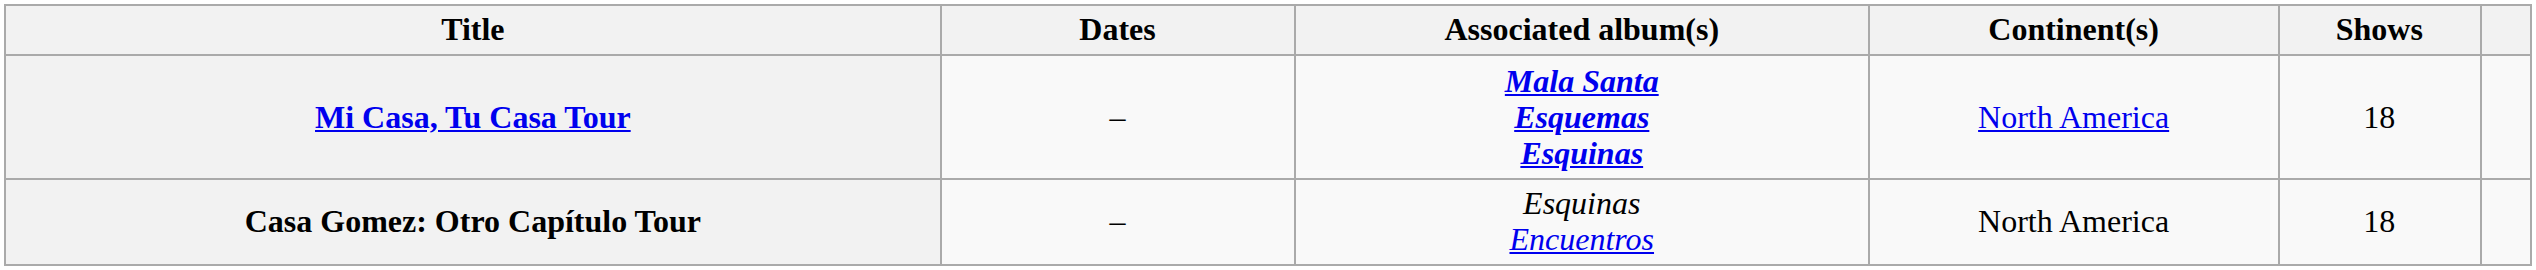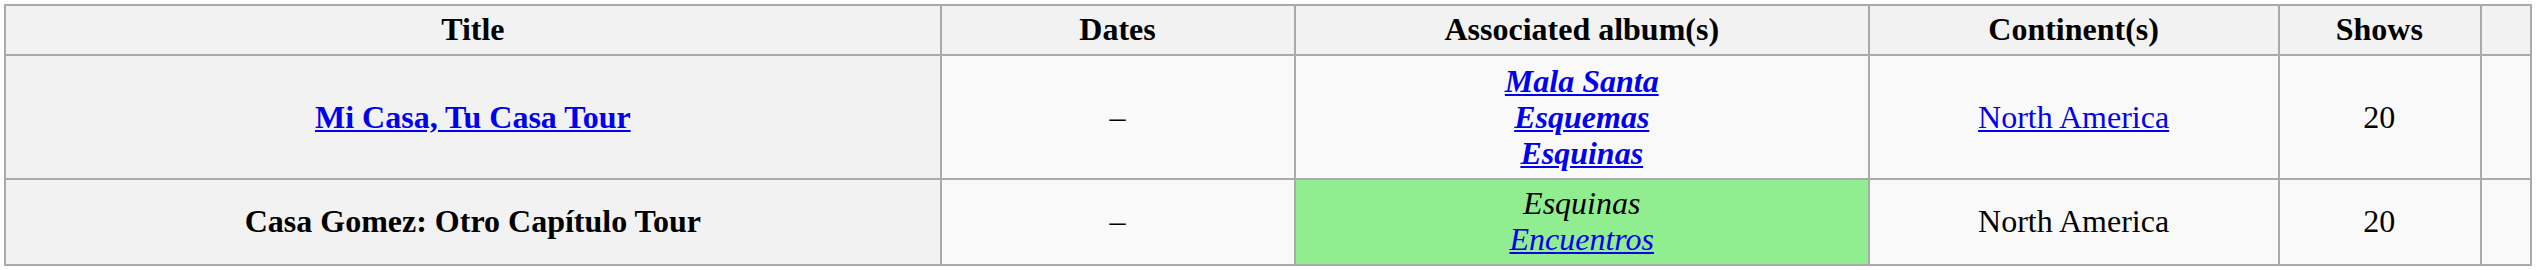(2379, 116) 18 -> (2379, 116) 20
(1582, 221) no background -> (1582, 221) lightgreen background
(2379, 221) 18 -> (2379, 221) 20
